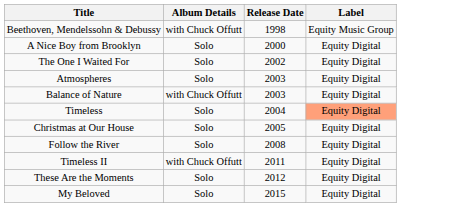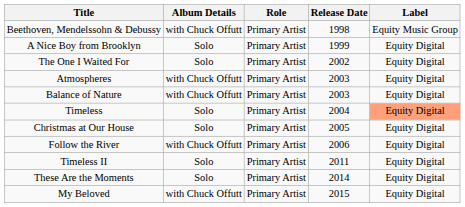+ column: (276, 12)
(275, 45) 2000 -> (339, 45) 1999
(204, 78) Solo -> (204, 78) with Chuck Offutt
(204, 144) Solo -> (204, 144) with Chuck Offutt
(275, 144) 2008 -> (339, 144) 2006
(204, 161) with Chuck Offutt -> (204, 161) Solo
(275, 177) 2012 -> (339, 177) 2014
(204, 194) Solo -> (204, 194) with Chuck Offutt
